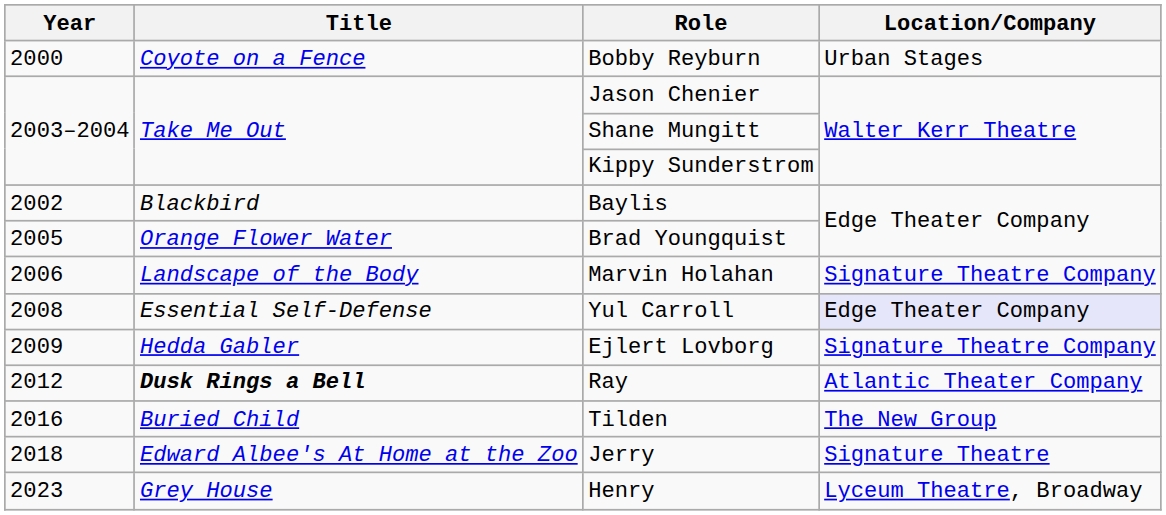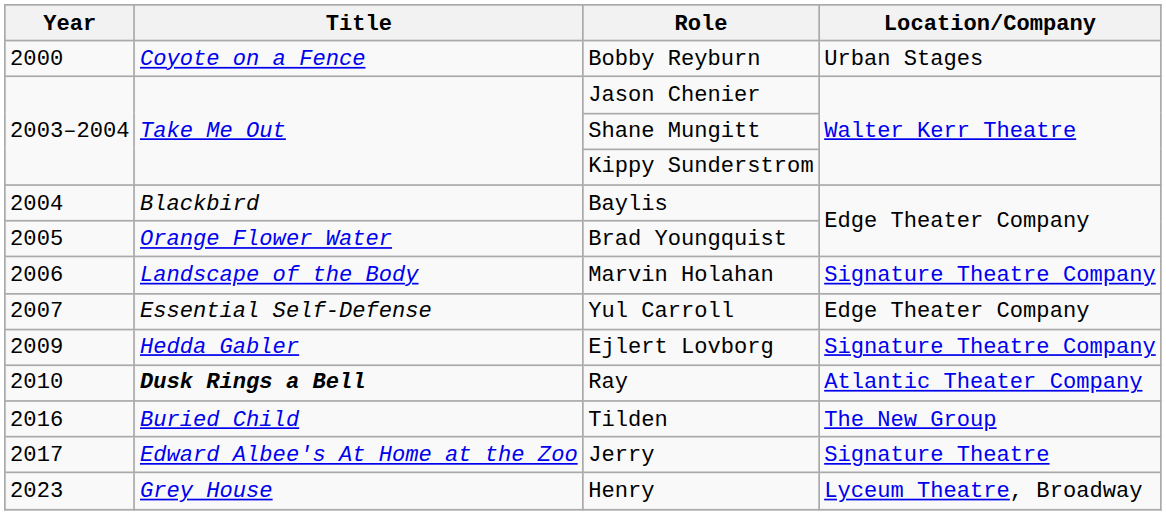(37, 203) 2002 -> (37, 203) 2004
(37, 311) 2008 -> (37, 311) 2007
(957, 311) lavender background -> (957, 311) no background
(37, 383) 2012 -> (37, 383) 2010
(37, 455) 2018 -> (37, 455) 2017
